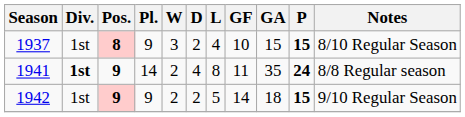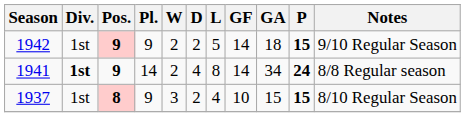rows swapped: (33, 44) <-> (33, 97)
(241, 71) 11 -> (241, 71) 14
(273, 71) 35 -> (273, 71) 34
